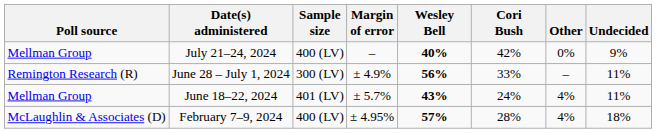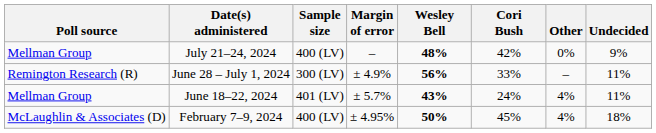(435, 52) 40% -> (435, 52) 48%
(435, 117) 57% -> (435, 117) 50%
(509, 117) 28% -> (509, 117) 45%
